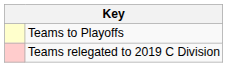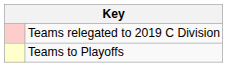rows swapped: (76, 33) <-> (124, 52)
